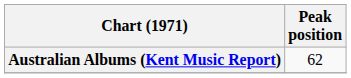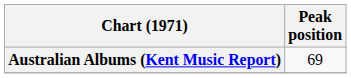(315, 60) 62 -> (315, 60) 69
